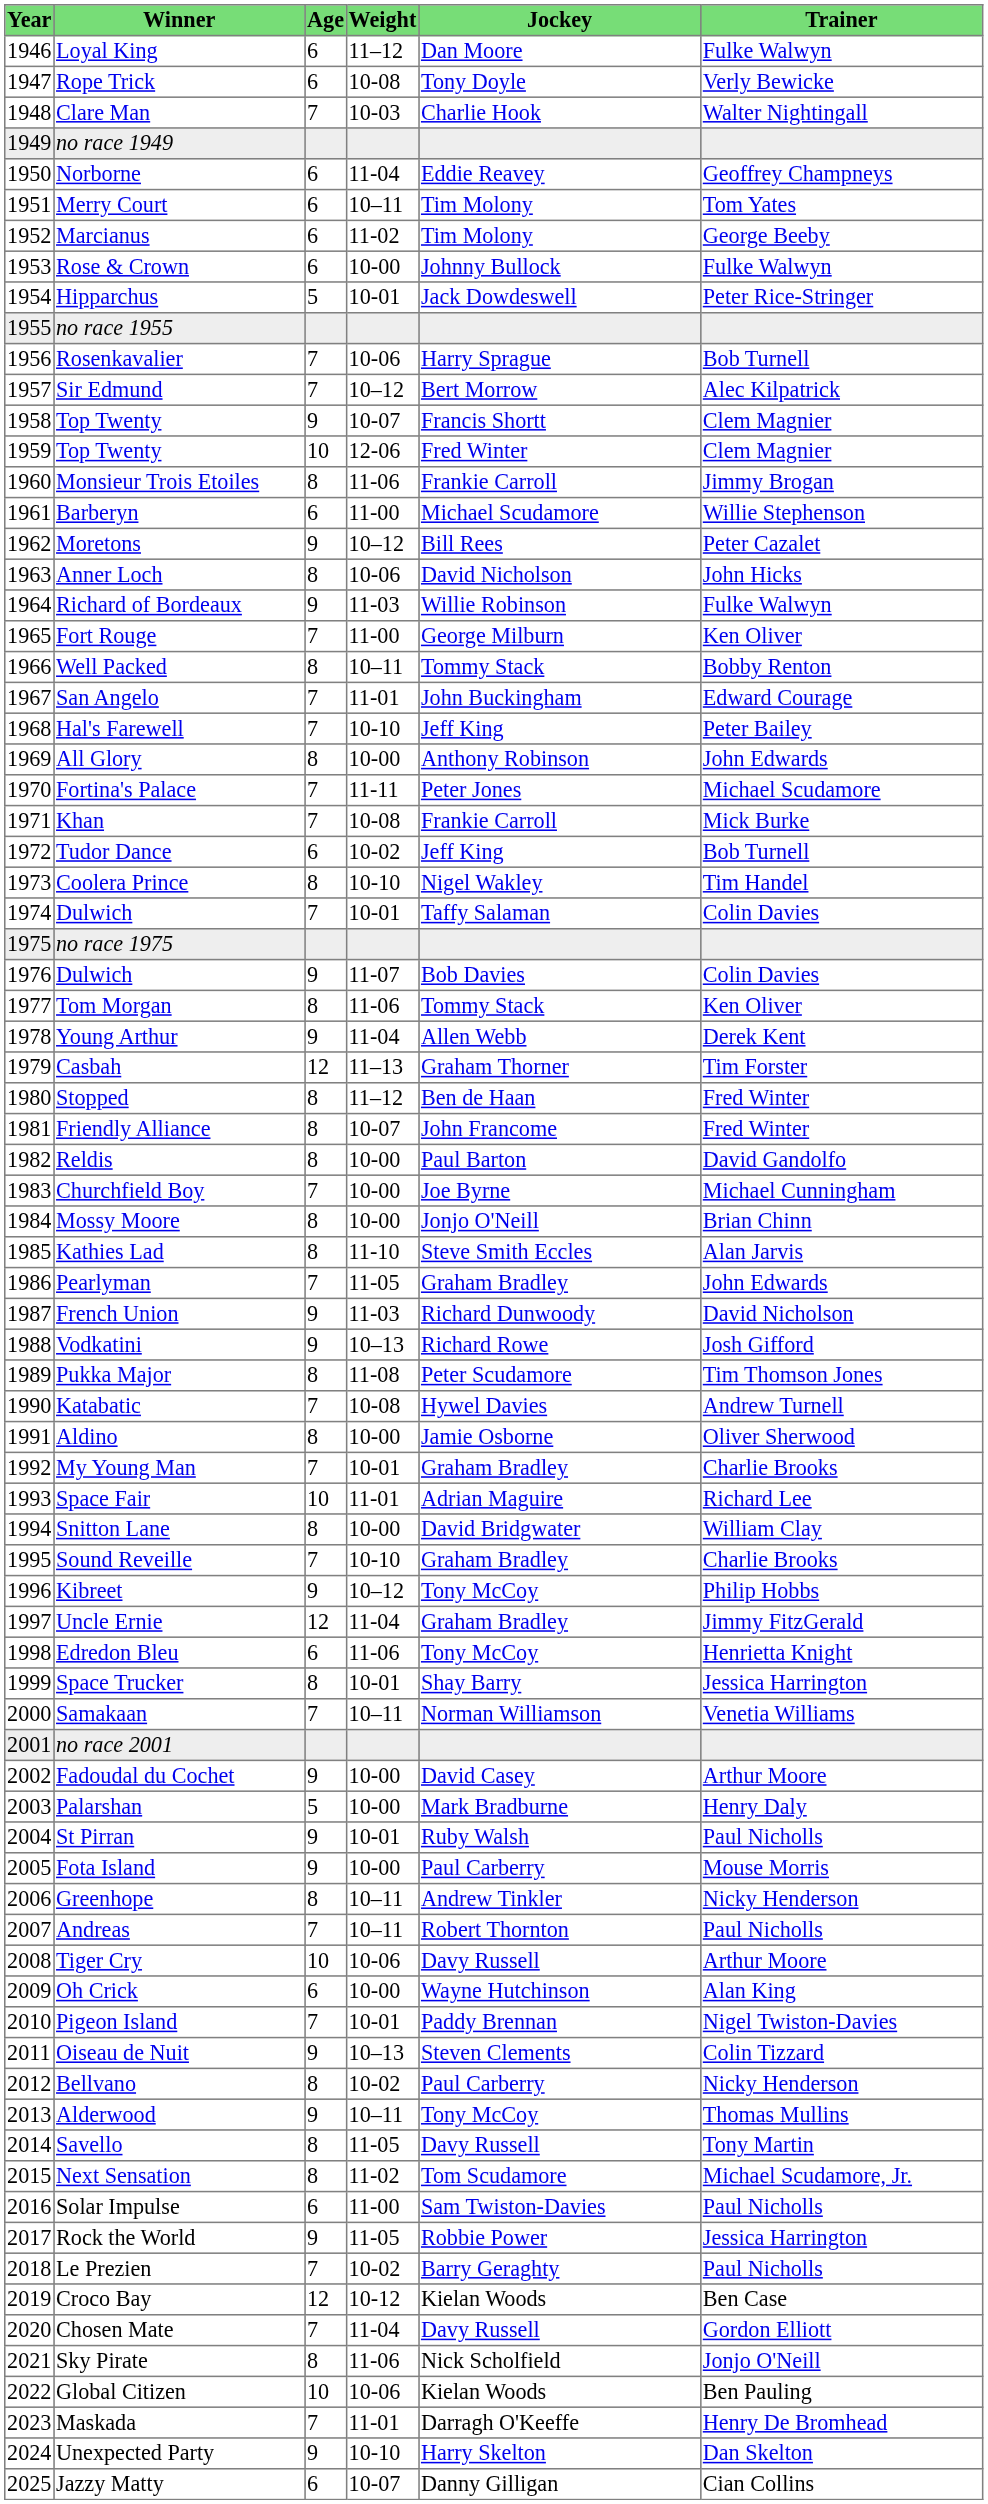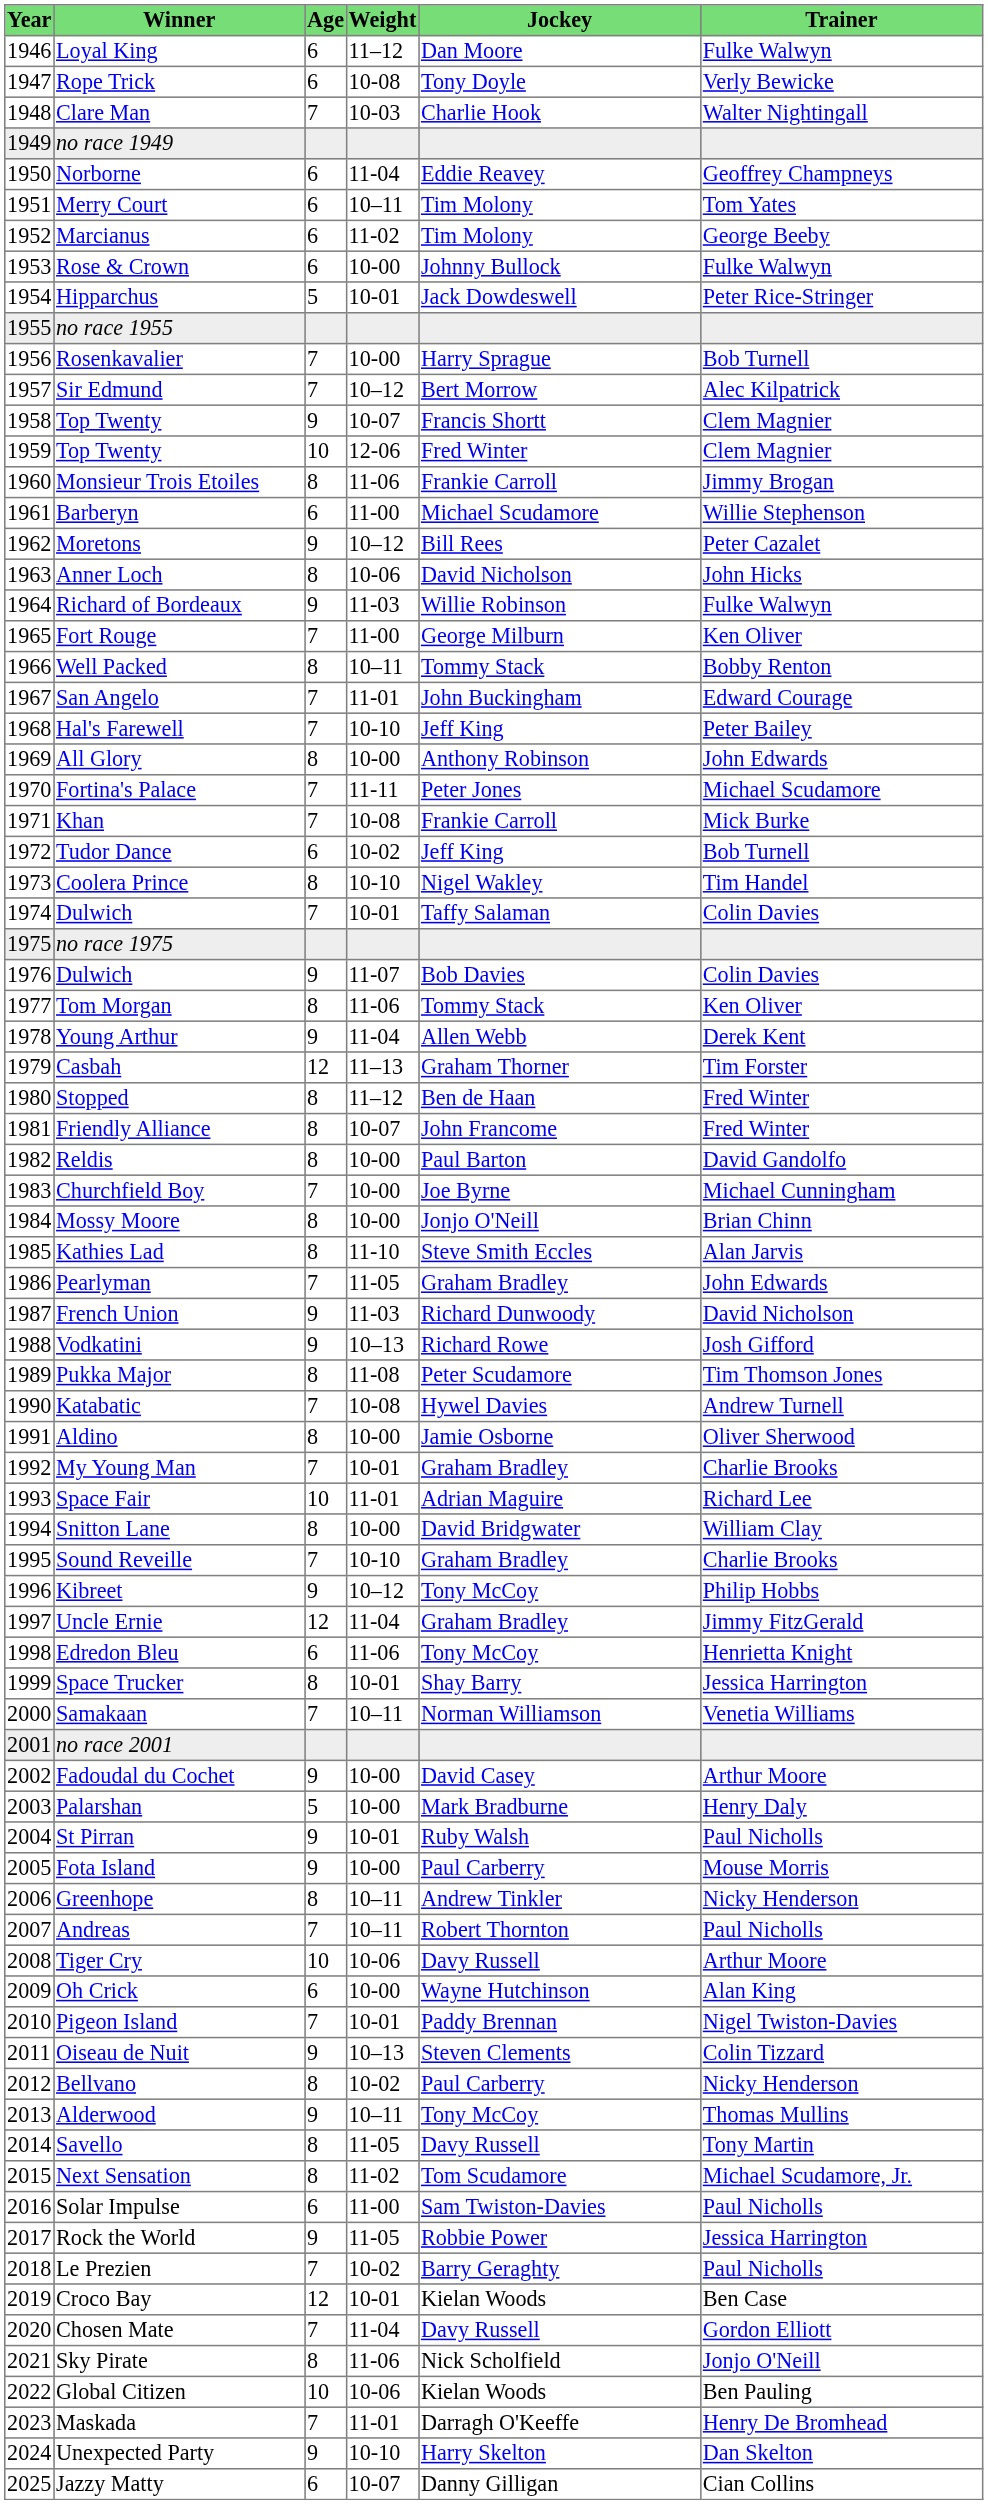(374, 358) 10-06 -> (374, 358) 10-00
(374, 2299) 10-12 -> (374, 2299) 10-01
